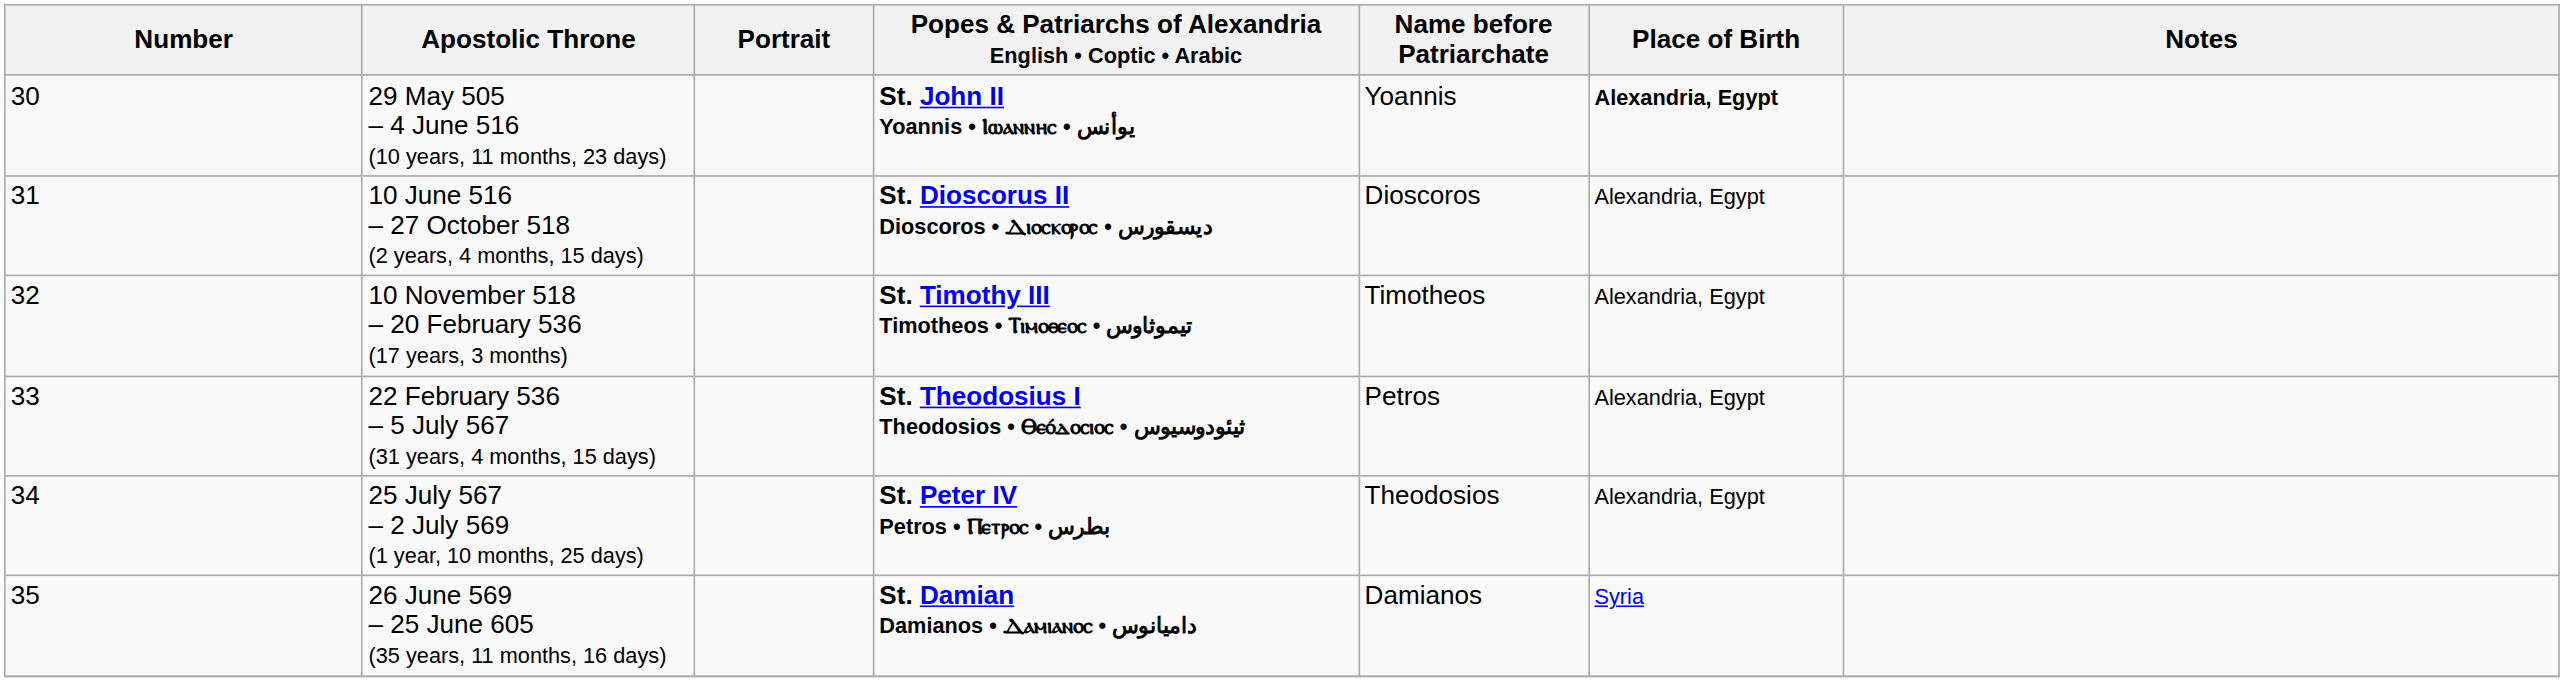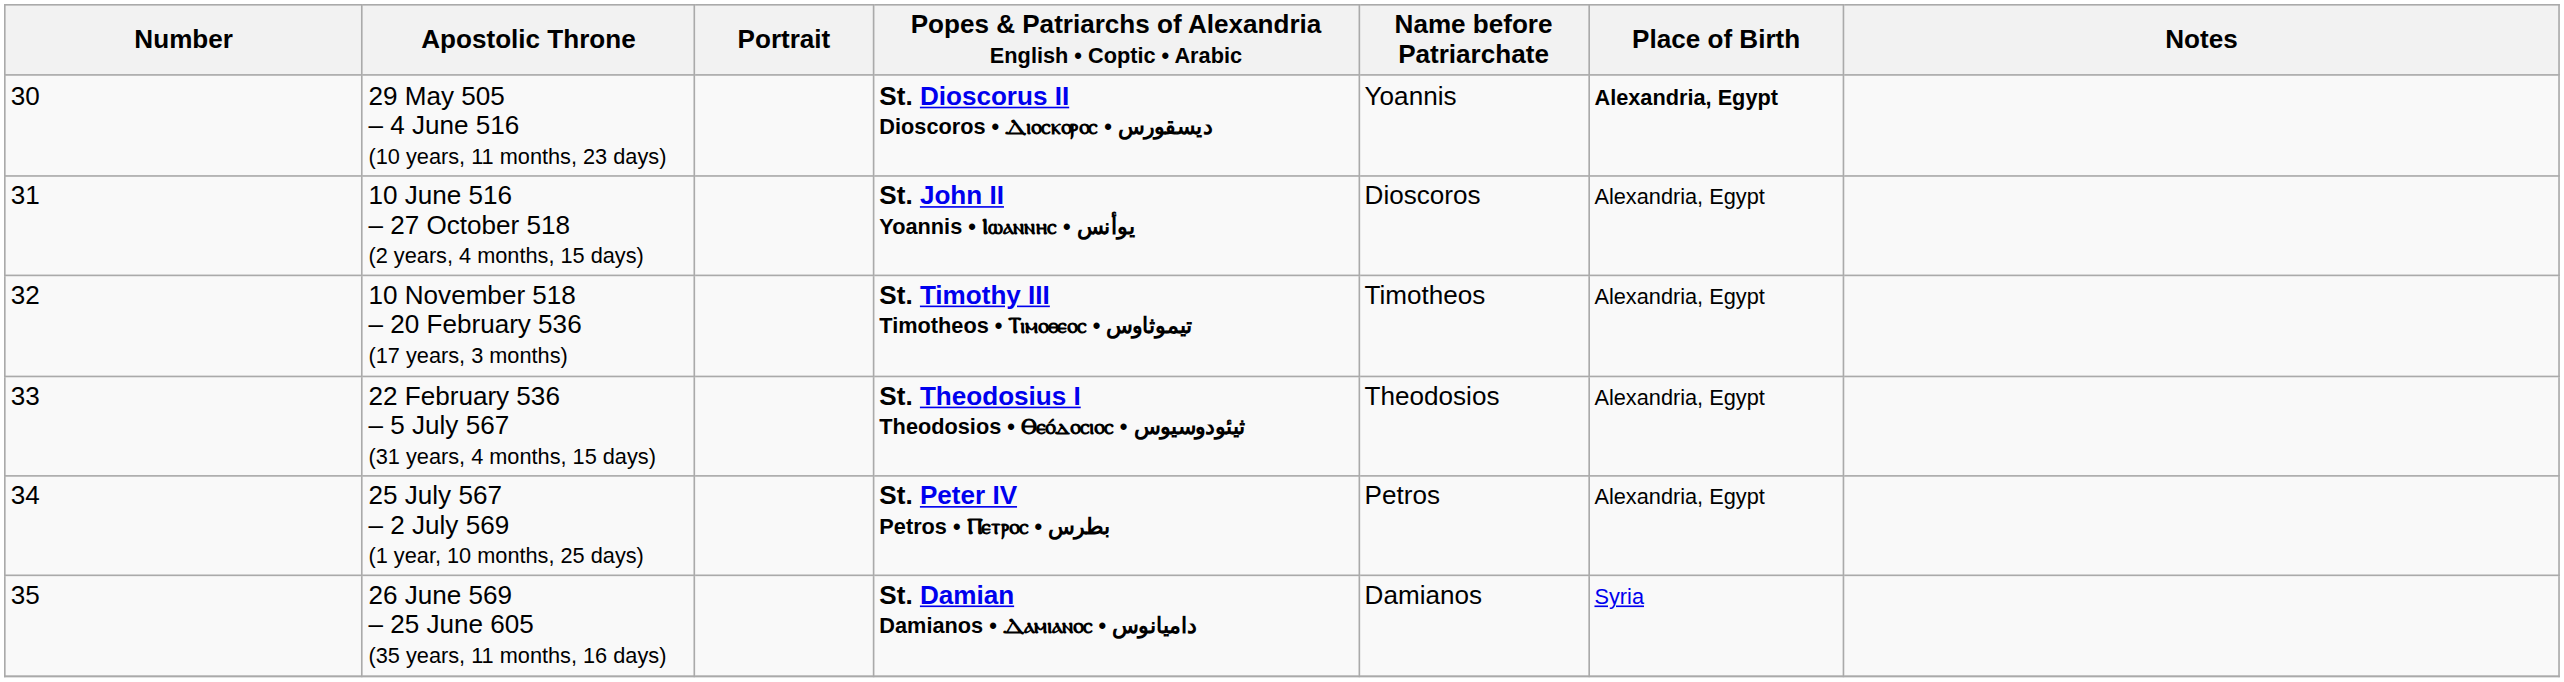(1007, 110) St. John II Yoannis • Ⲓⲱⲁⲛⲛⲏⲥ • يوأنس -> (1046, 110) St. Dioscorus II Dioscoros • Ⲇⲓⲟⲥⲕⲟⲣⲟⲥ • ديسقورس
(1046, 210) St. Dioscorus II Dioscoros • Ⲇⲓⲟⲥⲕⲟⲣⲟⲥ • ديسقورس -> (1007, 210) St. John II Yoannis • Ⲓⲱⲁⲛⲛⲏⲥ • يوأنس
(1402, 396) Petros -> (1432, 396) Theodosios
(1432, 496) Theodosios -> (1402, 496) Petros
